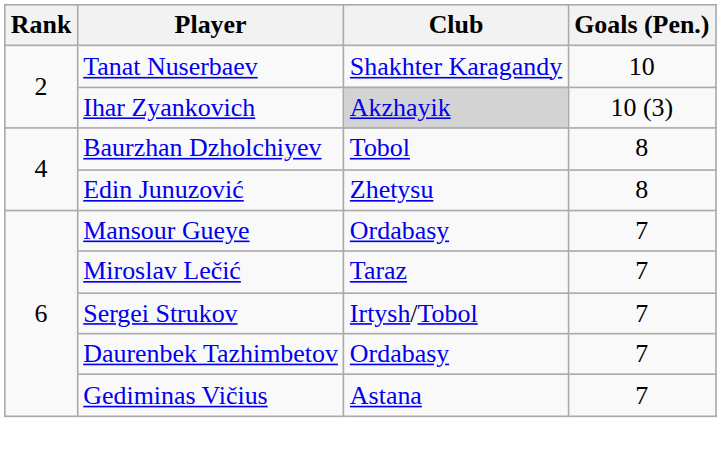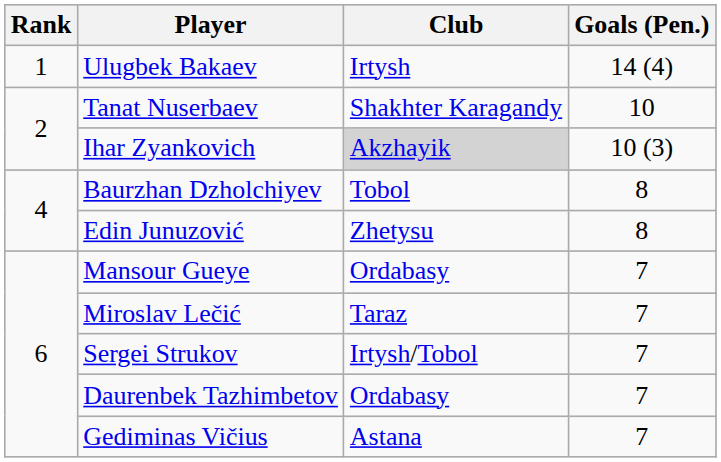+ row: (170, 66)
